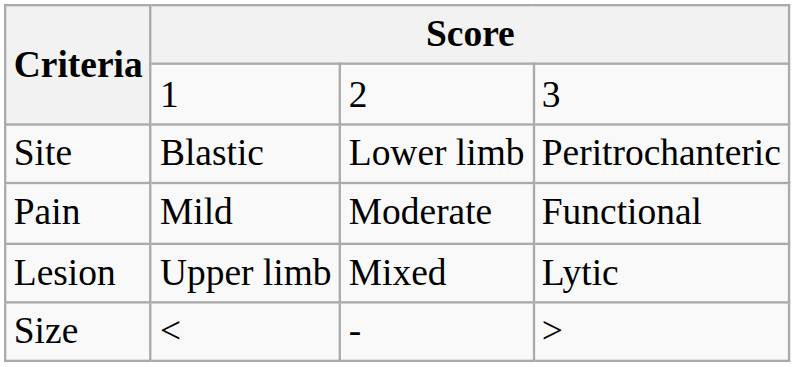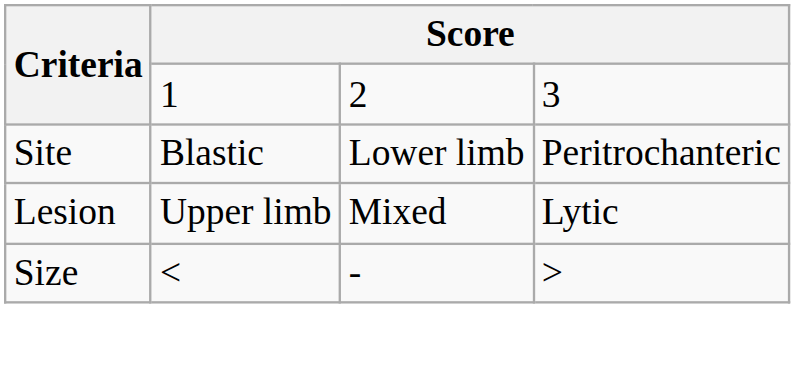- row: (47, 212)
